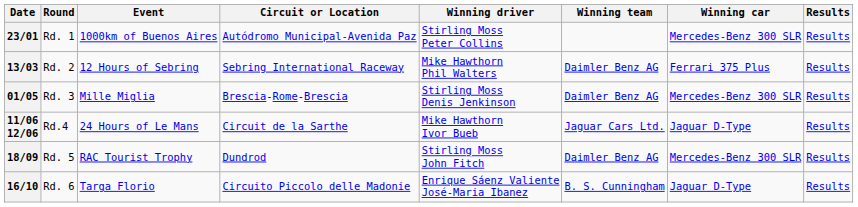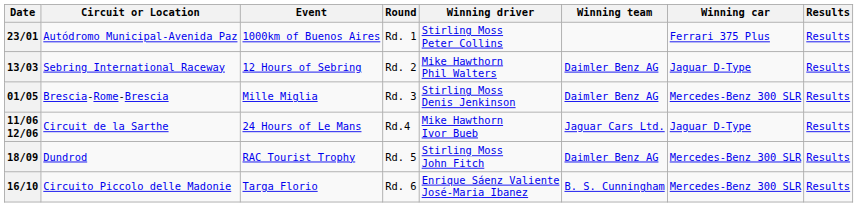columns swapped: (59, 13) <-> (320, 13)
(735, 37) Mercedes-Benz 300 SLR -> (720, 37) Ferrari 375 Plus
(720, 67) Ferrari 375 Plus -> (710, 67) Jaguar D-Type
(710, 186) Jaguar D-Type -> (735, 186) Mercedes-Benz 300 SLR
